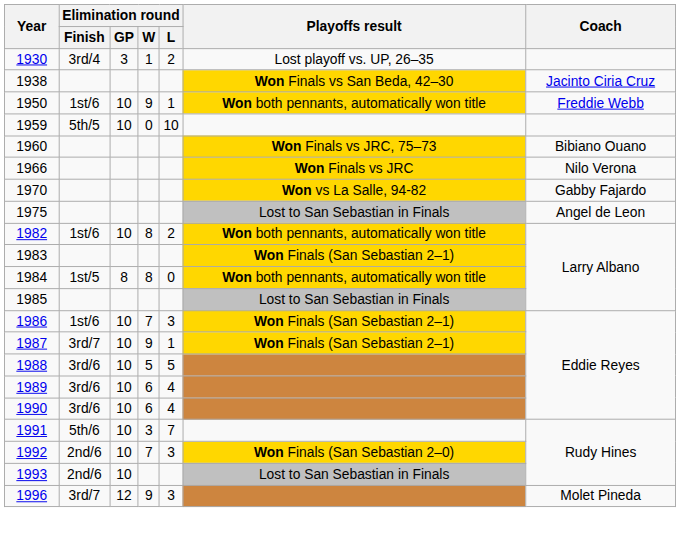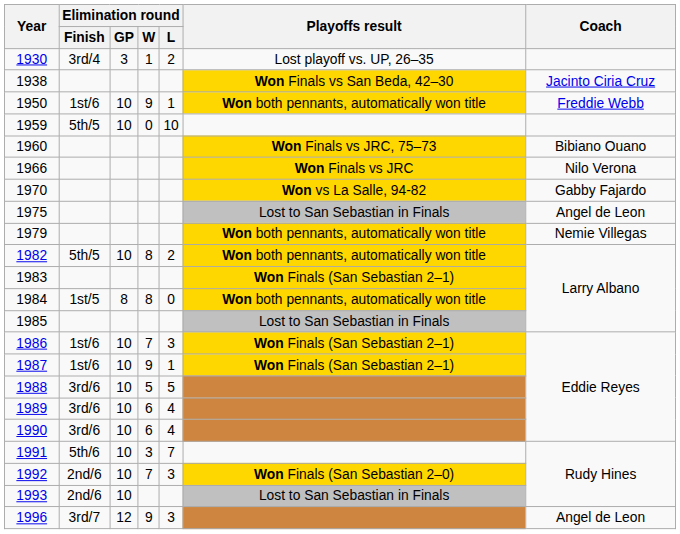+ row: (32, 234)
(84, 234) 1st/6 -> (84, 256) 5th/5
(84, 343) 3rd/7 -> (84, 365) 1st/6
(601, 496) Molet Pineda -> (601, 518) Angel de Leon
